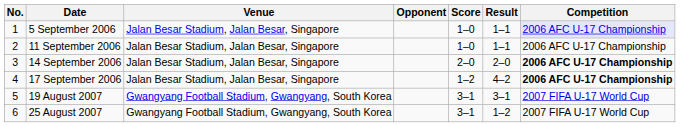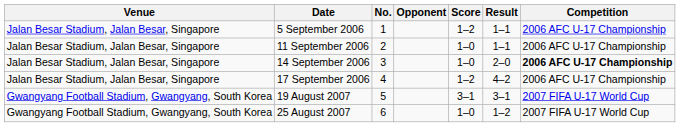columns swapped: (15, 12) <-> (259, 12)
(466, 29) 1–0 -> (466, 29) 1–2
(594, 29) lavender background -> (594, 29) no background
(466, 63) 2–0 -> (466, 63) 1–0
(597, 79) bold -> (594, 79) normal
(466, 113) 3–1 -> (466, 113) 1–0
